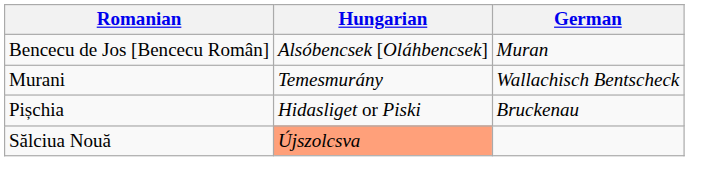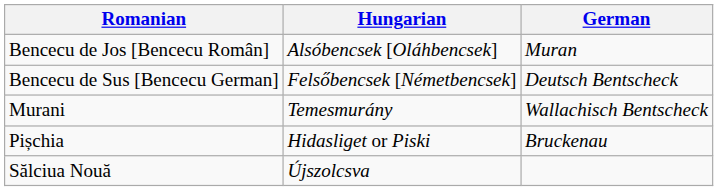+ row: (144, 79)
(319, 140) lightsalmon background -> (329, 170) no background
